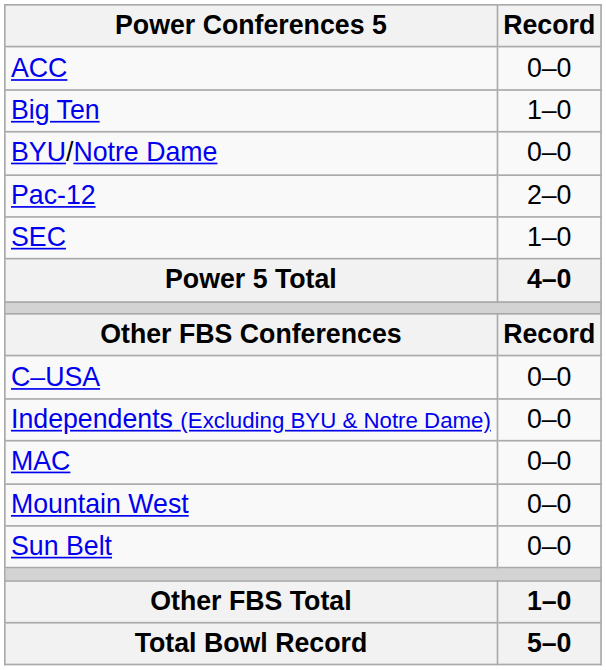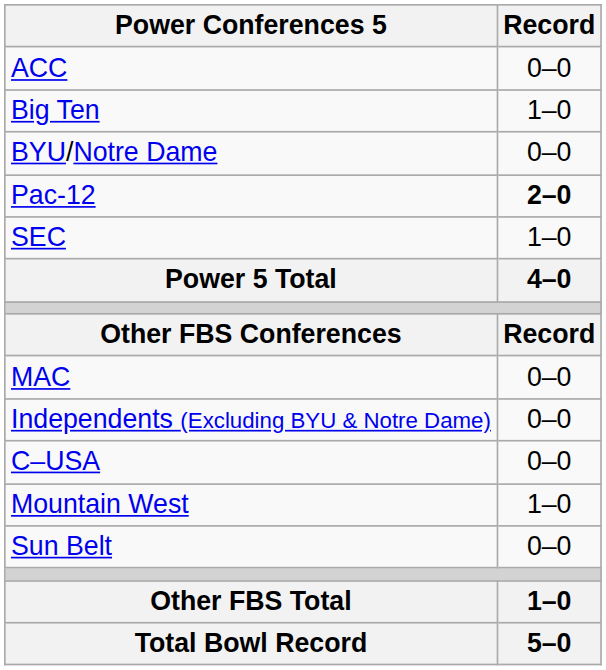(549, 195) normal -> (549, 195) bold
rows swapped: (56, 377) <-> (41, 461)
(549, 504) 0–0 -> (549, 504) 1–0
